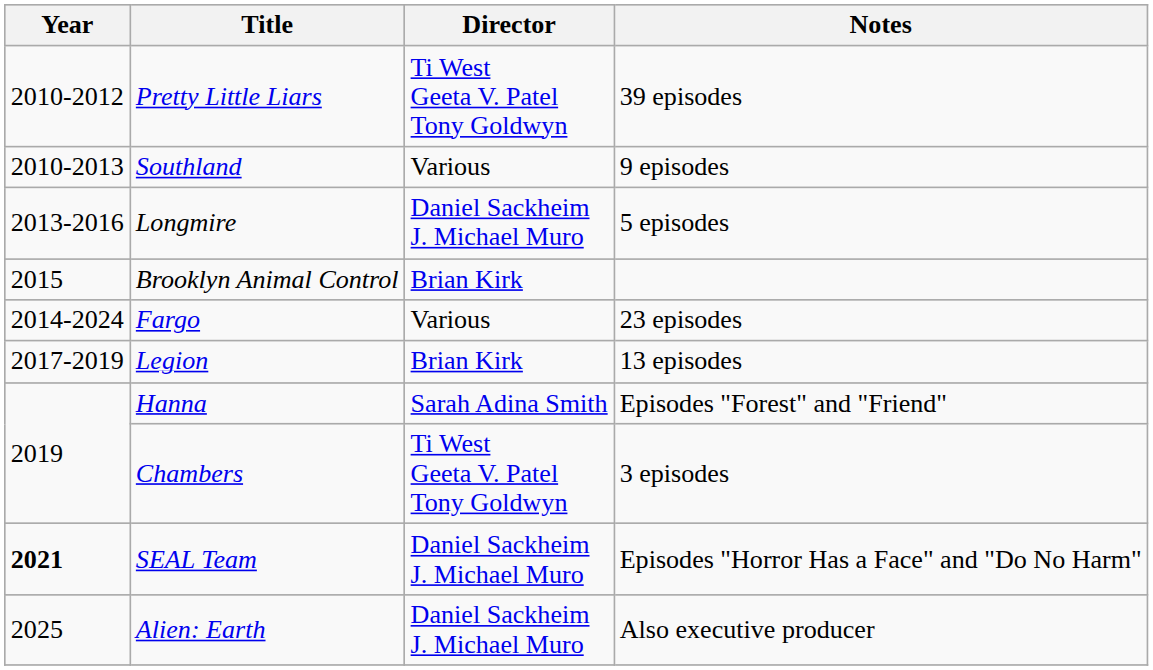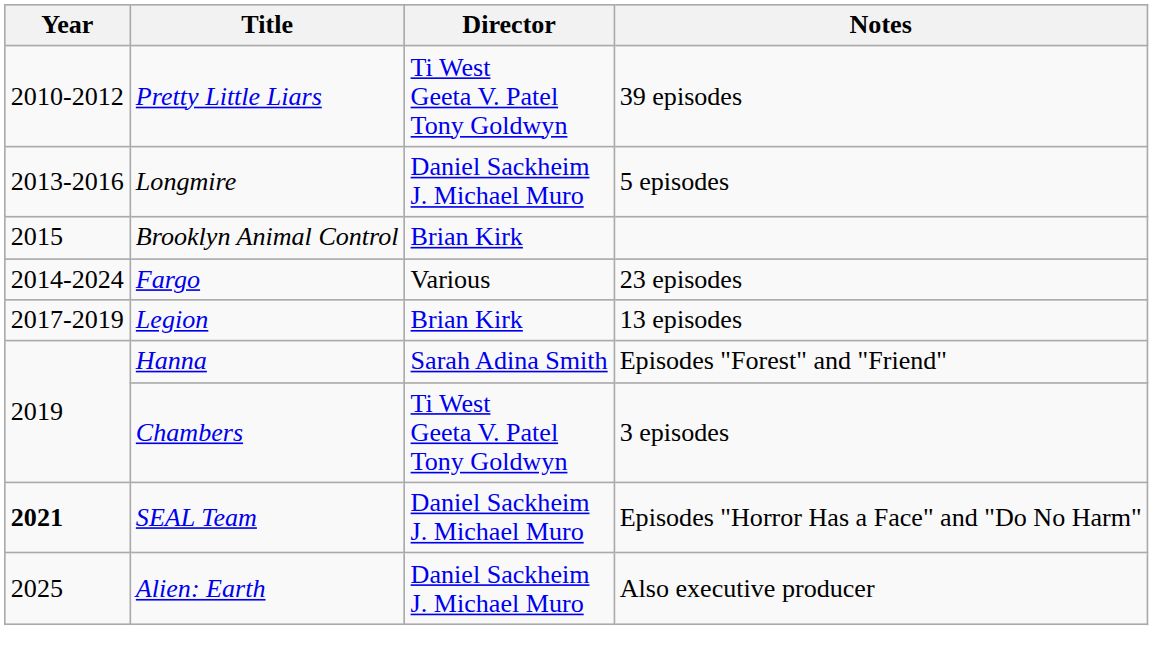- row: (189, 166)
